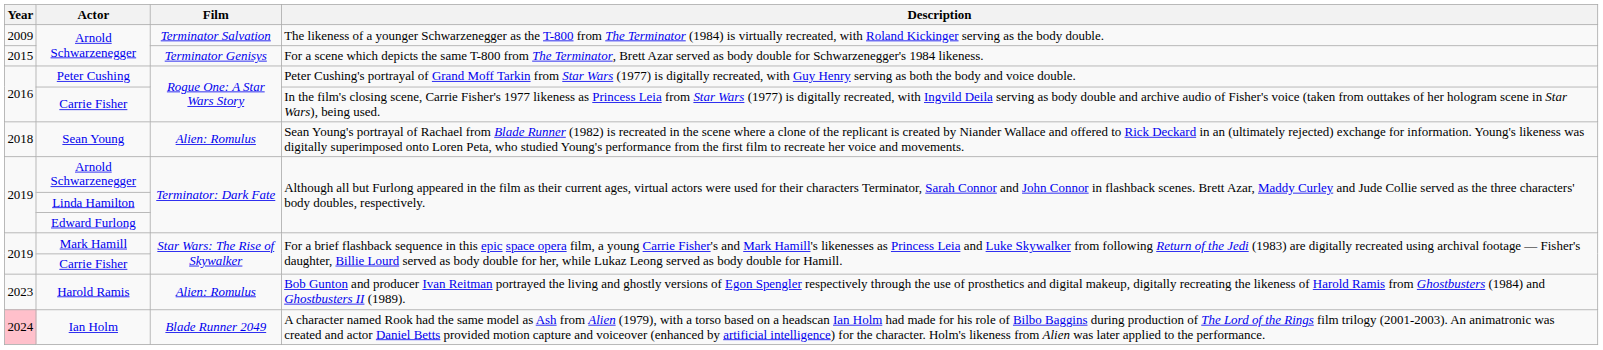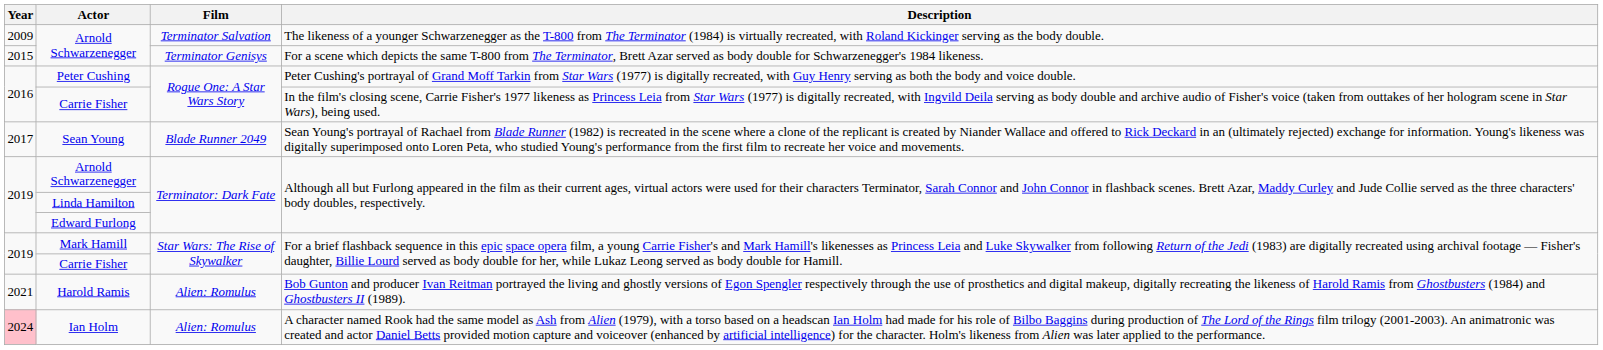(20, 139) 2018 -> (20, 139) 2017
(216, 139) Alien: Romulus -> (216, 139) Blade Runner 2049
(20, 291) 2023 -> (20, 291) 2021
(216, 327) Blade Runner 2049 -> (216, 327) Alien: Romulus
